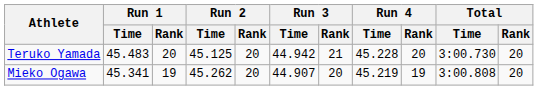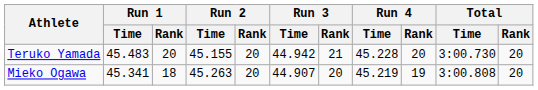(211, 54) 45.125 -> (211, 54) 45.155
(169, 74) 19 -> (169, 74) 18
(211, 74) 45.262 -> (211, 74) 45.263
